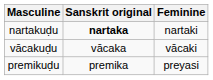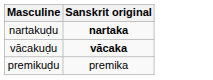- column: (181, 13)
(109, 48) normal -> (109, 48) bold
